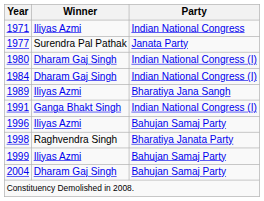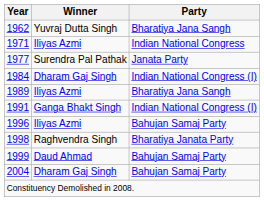+ row: (18, 28)
- row: (18, 60)
(58, 156) Iliyas Azmi -> (63, 156) Daud Ahmad
